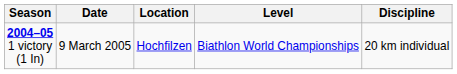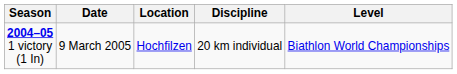columns swapped: (407, 13) <-> (278, 13)
